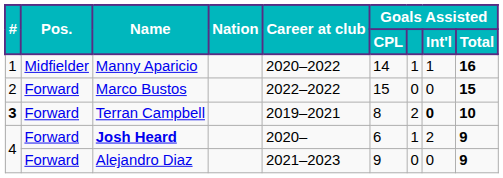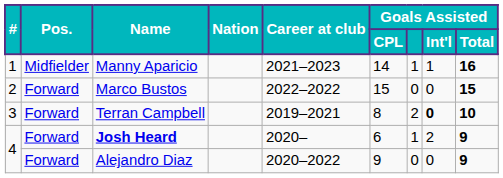(303, 66) 2020–2022 -> (303, 66) 2021–2023
(13, 113) bold -> (13, 113) normal
(303, 160) 2021–2023 -> (303, 160) 2020–2022
